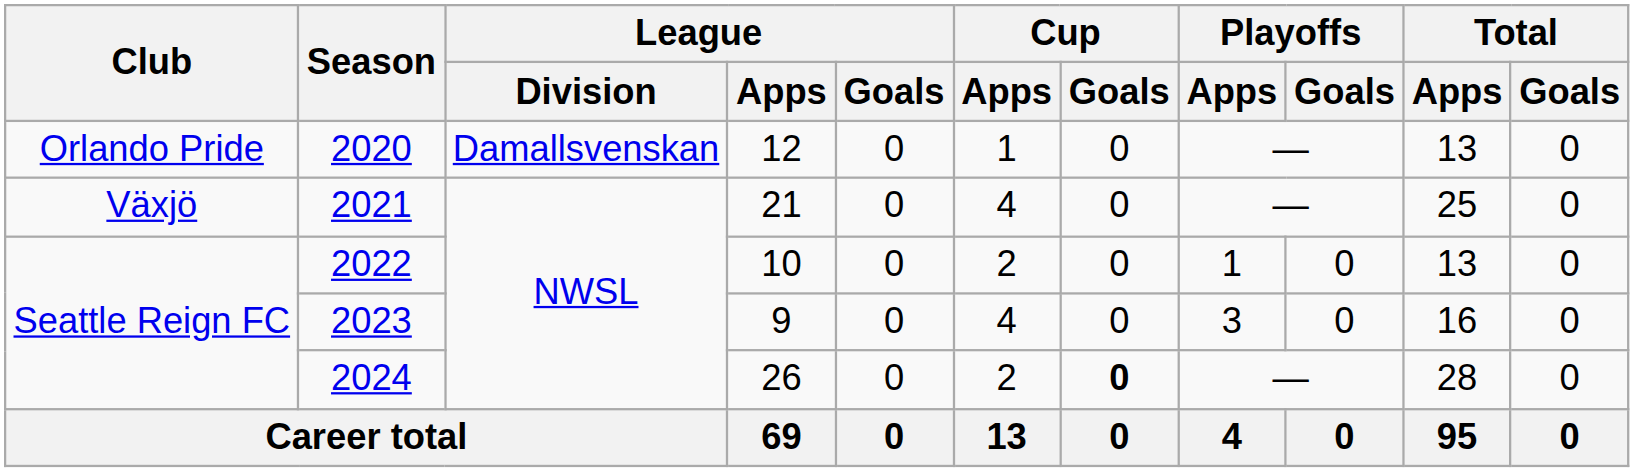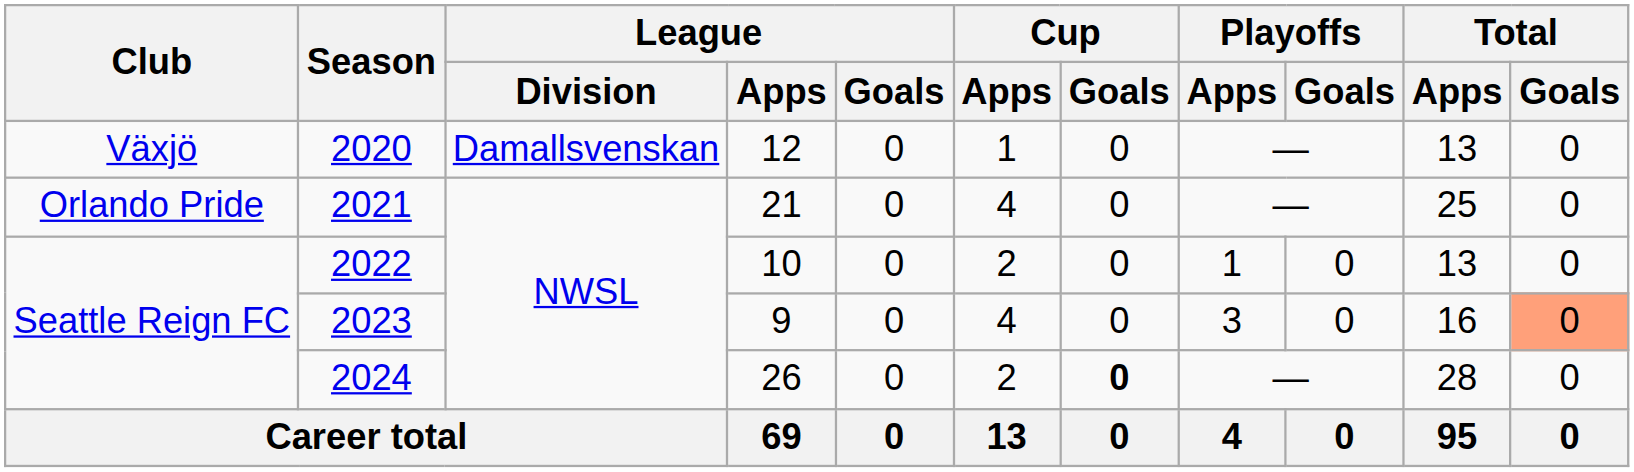(152, 148) Orlando Pride -> (152, 148) Växjö
(152, 206) Växjö -> (152, 206) Orlando Pride
(1570, 321) no background -> (1570, 321) lightsalmon background
